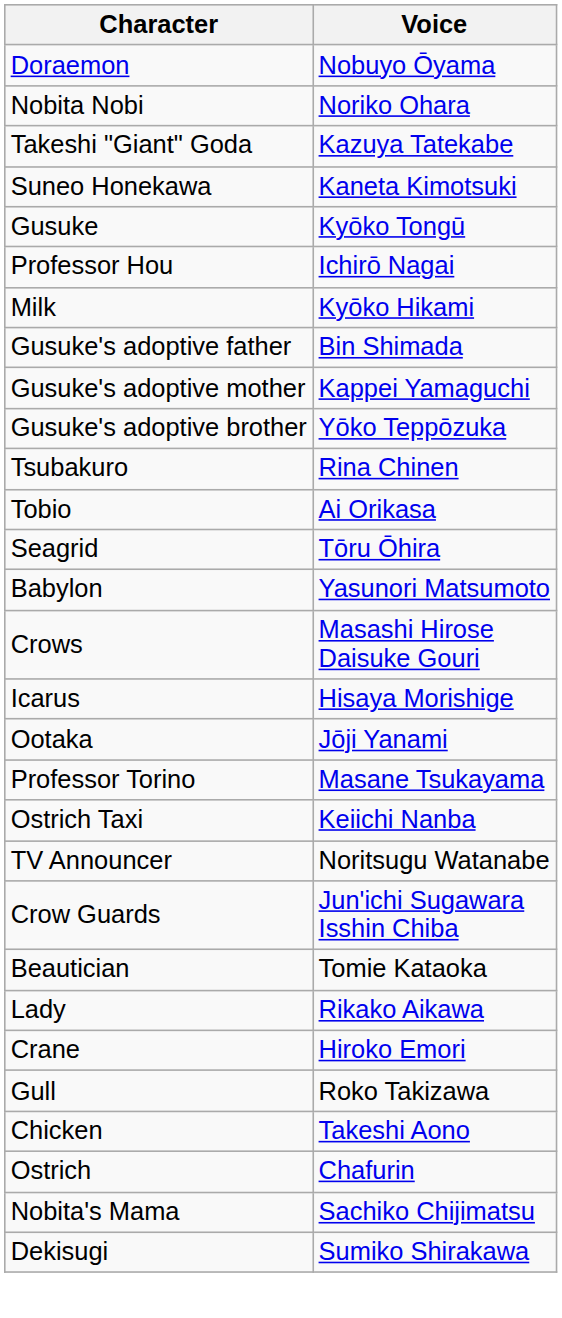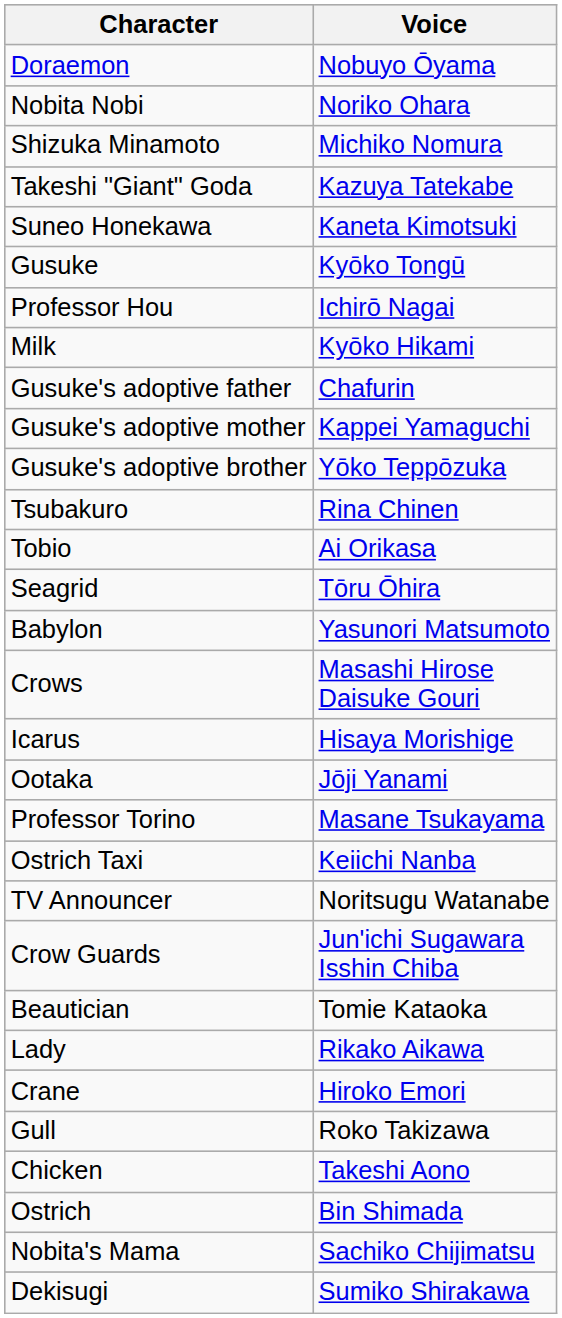+ row: (115, 145)
(391, 347) Bin Shimada -> (367, 387) Chafurin
(367, 1171) Chafurin -> (391, 1211) Bin Shimada
